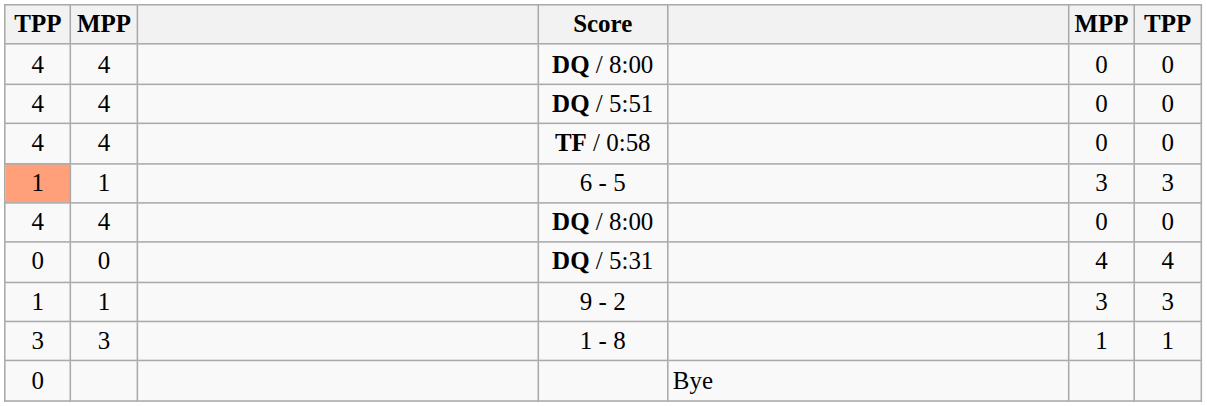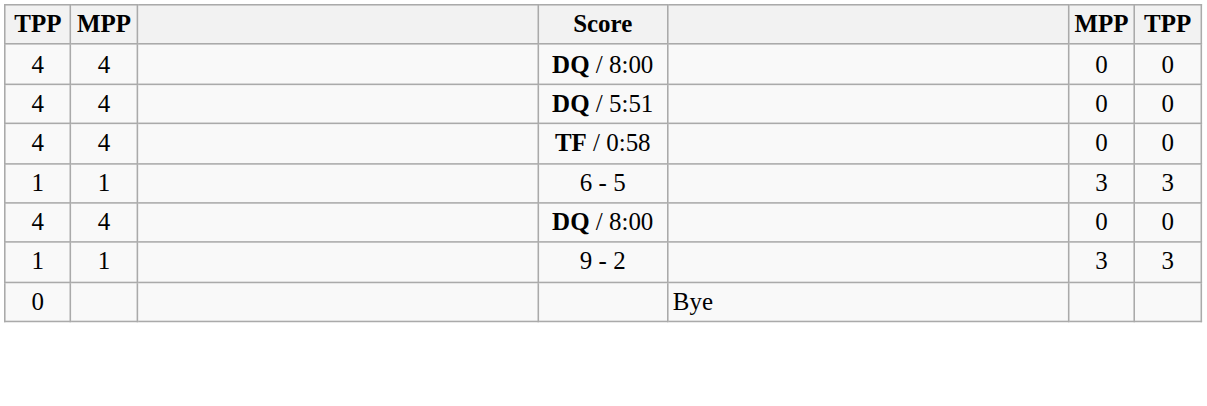(38, 182) lightsalmon background -> (38, 182) no background
- row: (104, 261)
- row: (104, 340)
